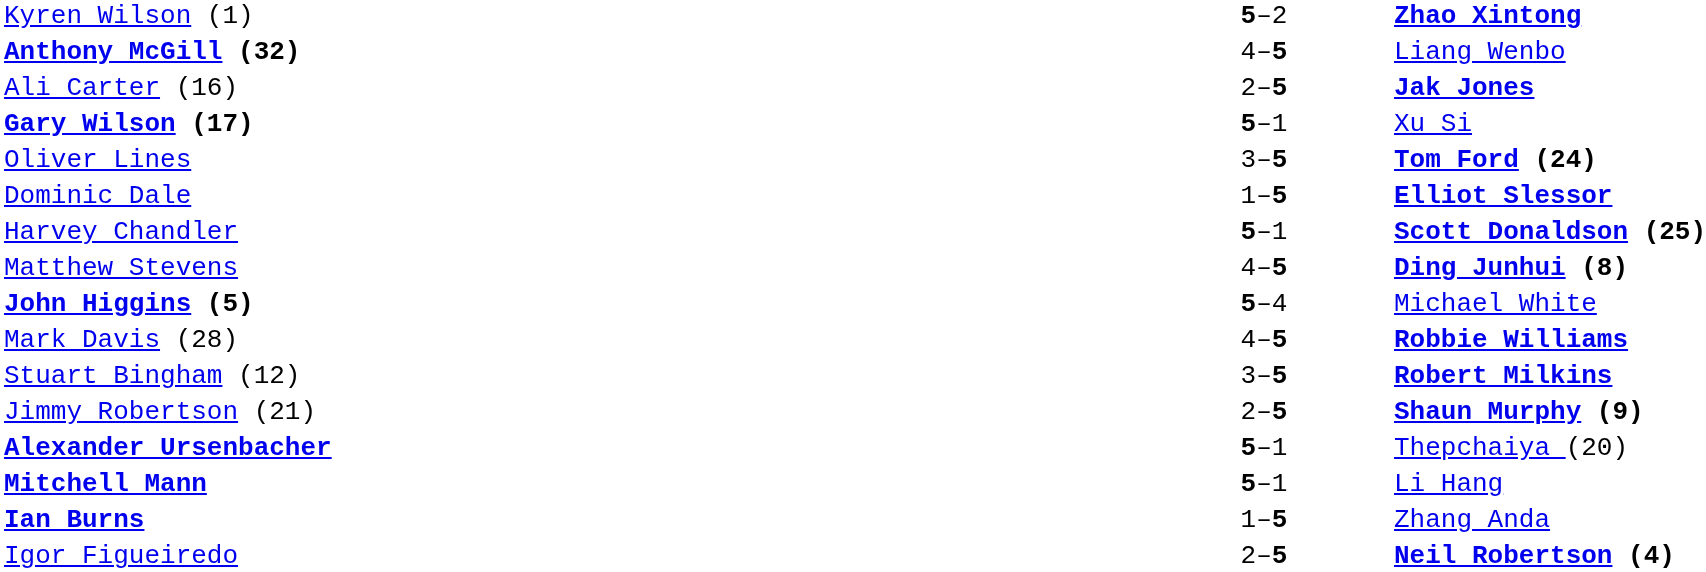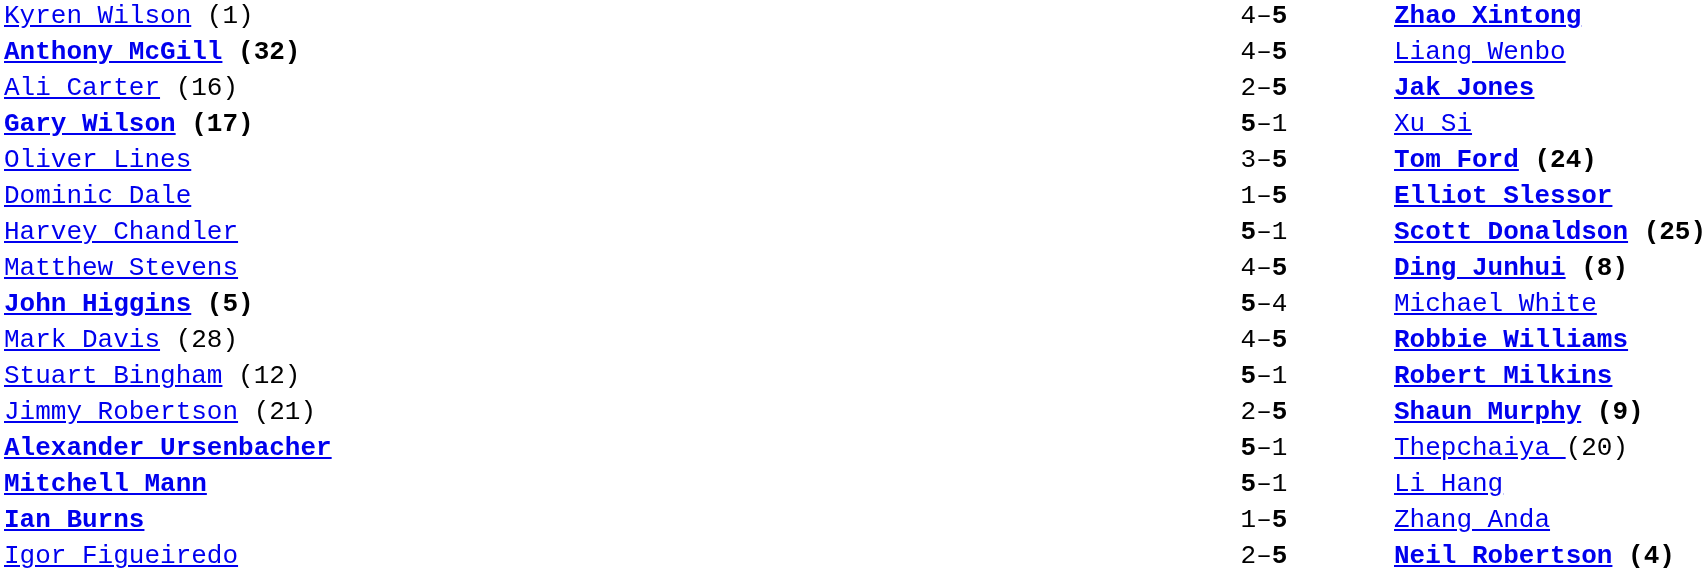(1264, 16) 5–2 -> (1264, 16) 4–5
(1264, 376) 3–5 -> (1264, 376) 5–1
